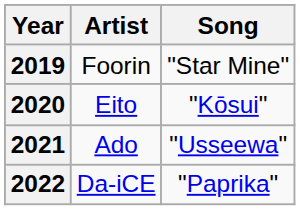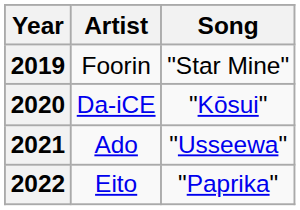(116, 105) Eito -> (116, 105) Da-iCE
(116, 184) Da-iCE -> (116, 184) Eito
